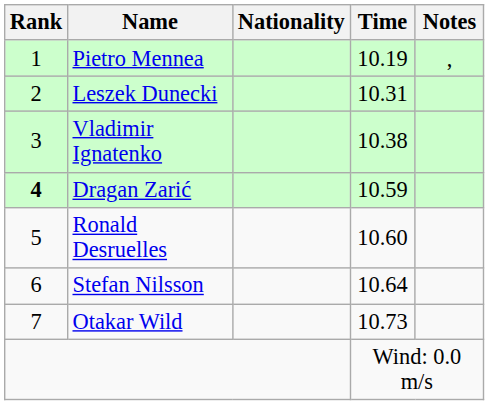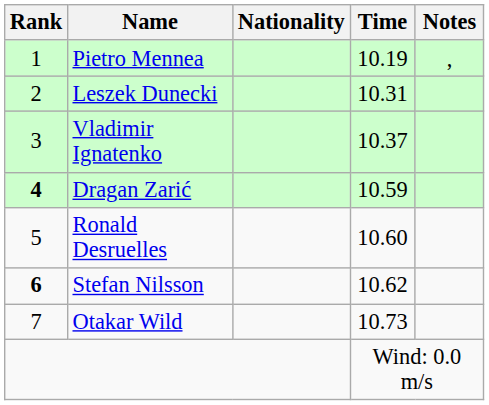(383, 141) 10.38 -> (383, 141) 10.37
(36, 285) normal -> (36, 285) bold
(383, 285) 10.64 -> (383, 285) 10.62
